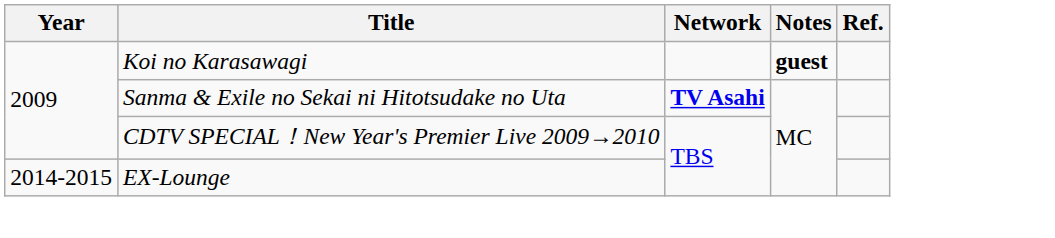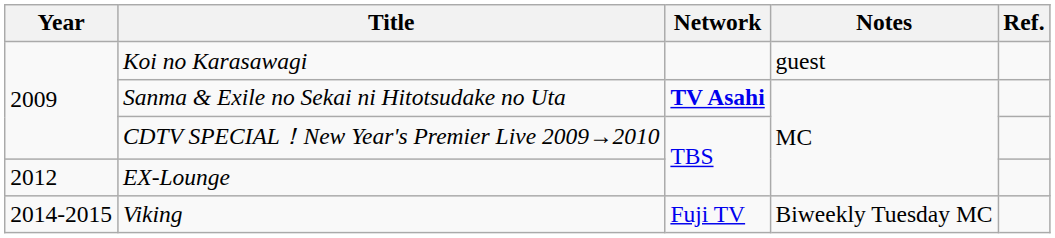(802, 60) bold -> (800, 60) normal
(61, 176) 2014-2015 -> (34, 176) 2012
+ row: (153, 214)
